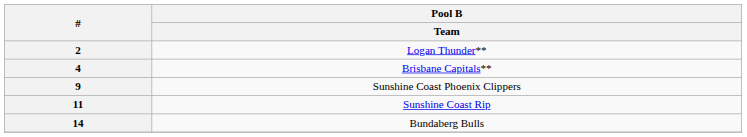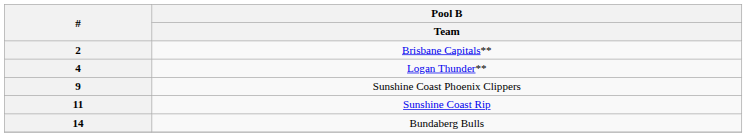(447, 50) Logan Thunder** -> (447, 50) Brisbane Capitals**
(447, 68) Brisbane Capitals** -> (447, 68) Logan Thunder**
